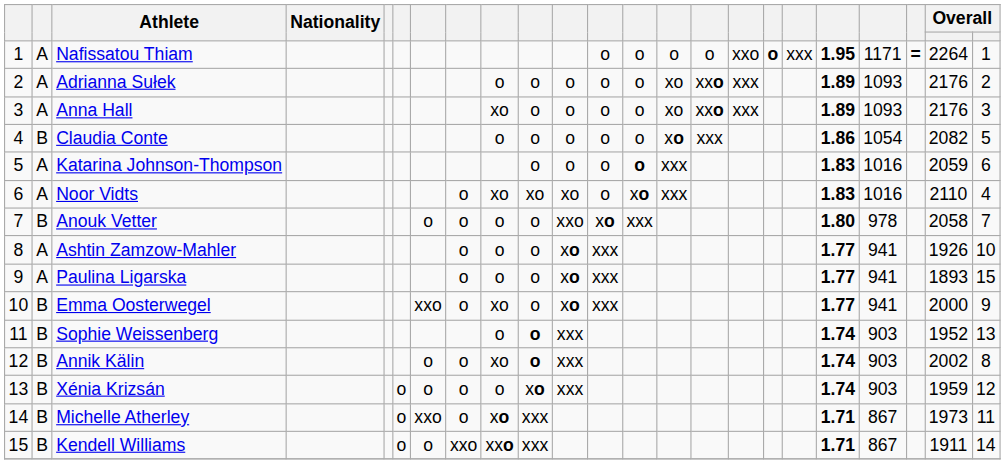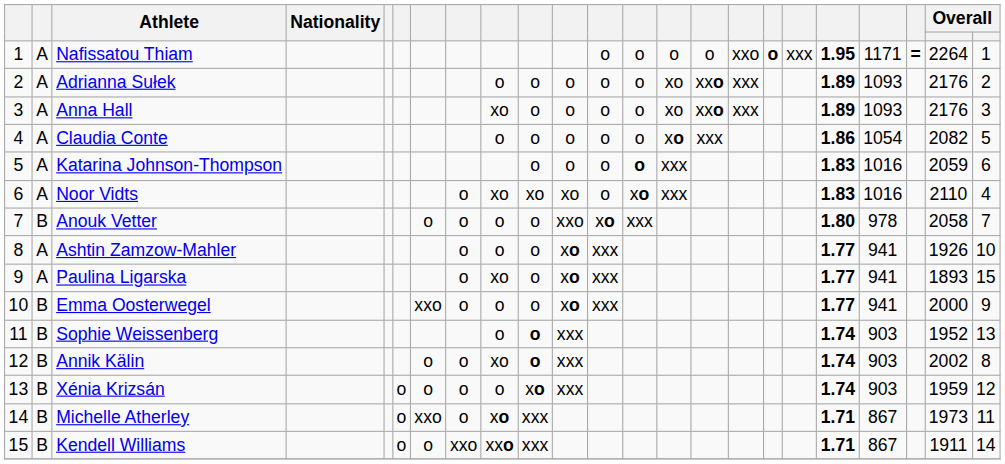(42, 138) B -> (42, 138) A
(500, 277) o -> (500, 277) xo
(500, 305) xo -> (500, 305) o
